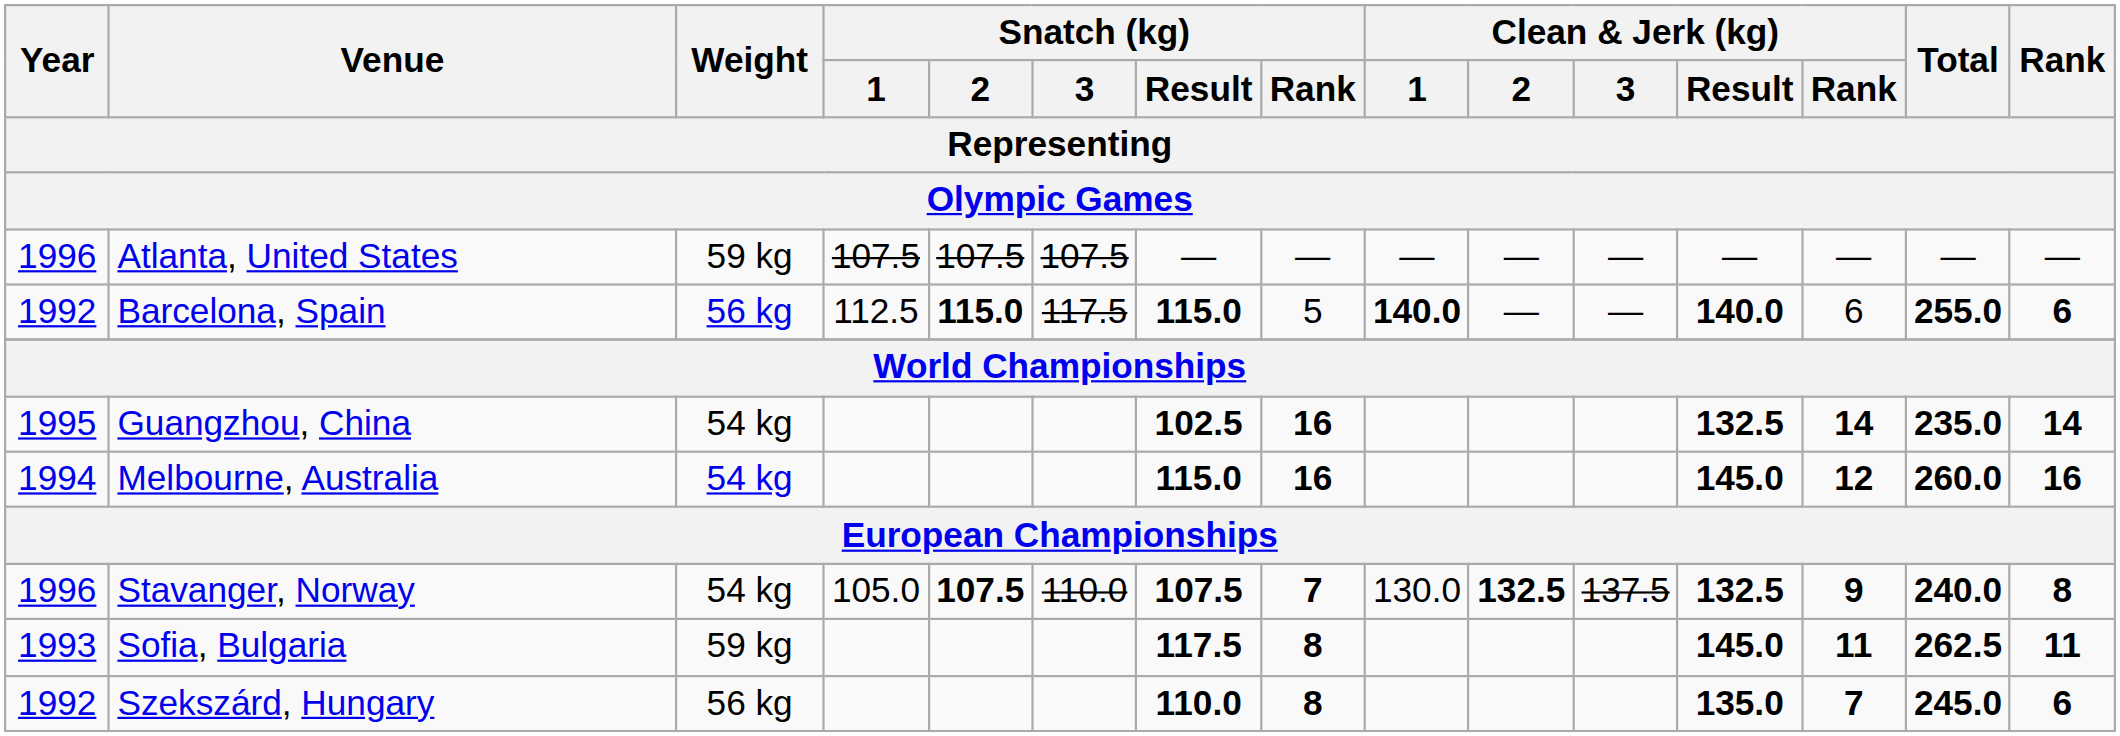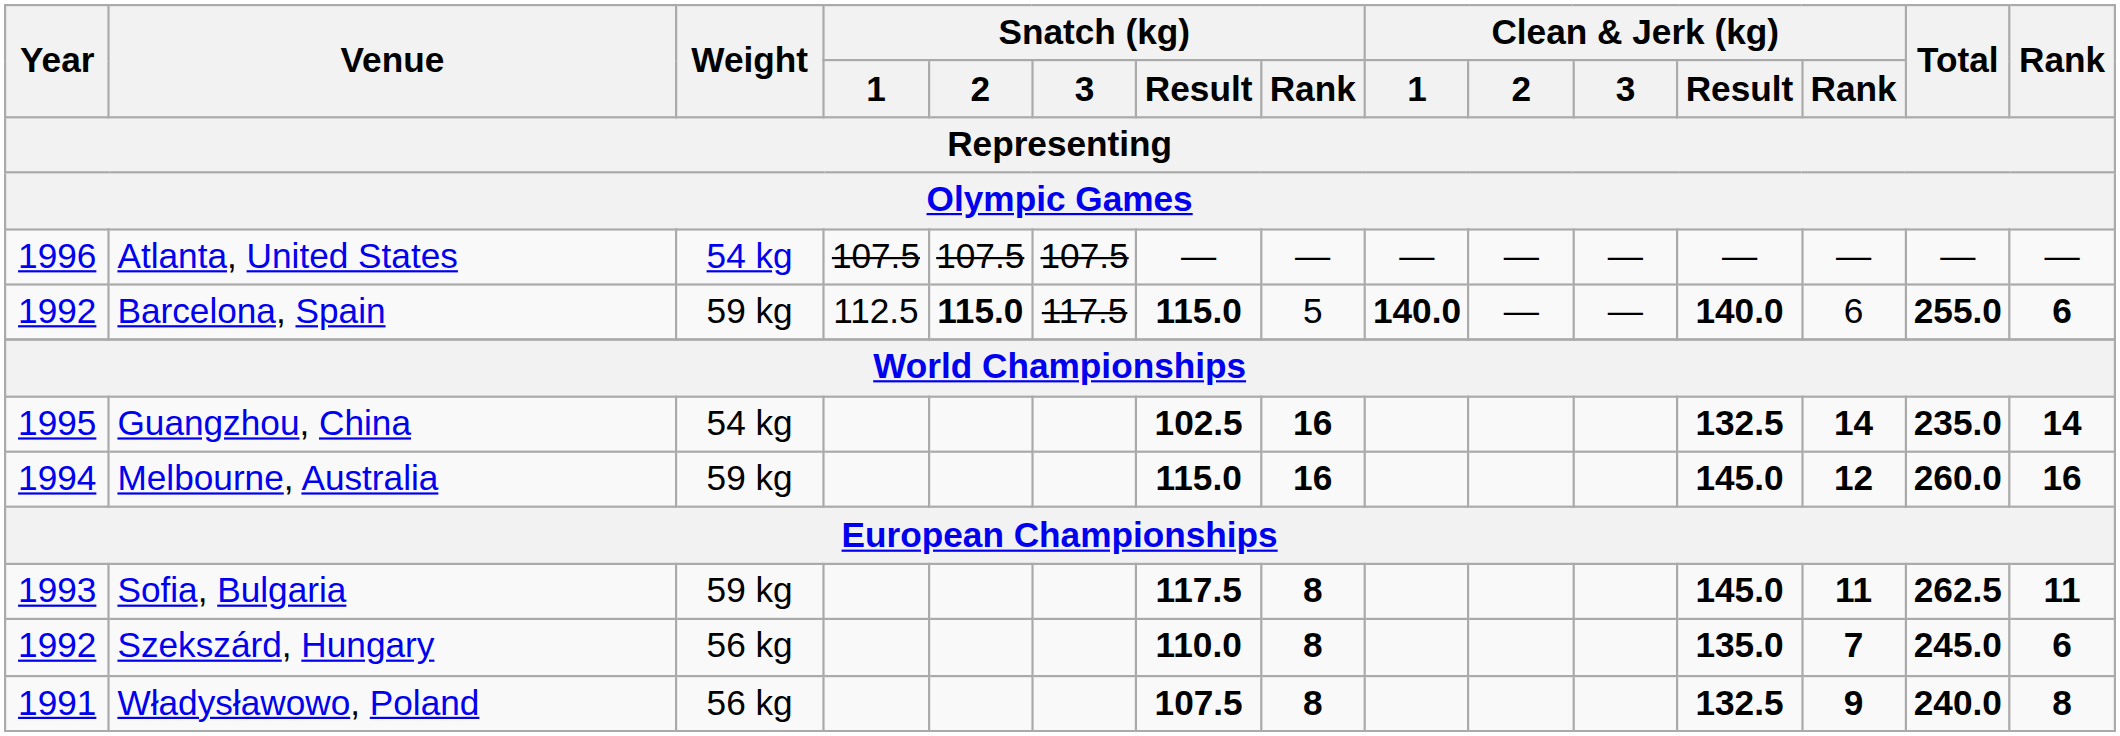(750, 255) 59 kg -> (750, 255) 54 kg
(750, 311) 56 kg -> (750, 311) 59 kg
(750, 479) 54 kg -> (750, 479) 59 kg
- row: (266, 590)
+ row: (298, 702)
